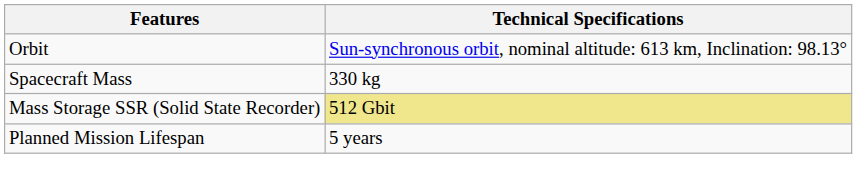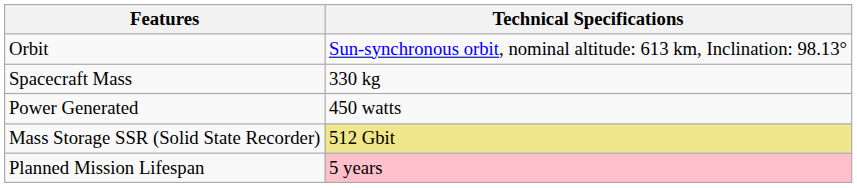+ row: (74, 108)
(356, 138) no background -> (356, 167) pink background
